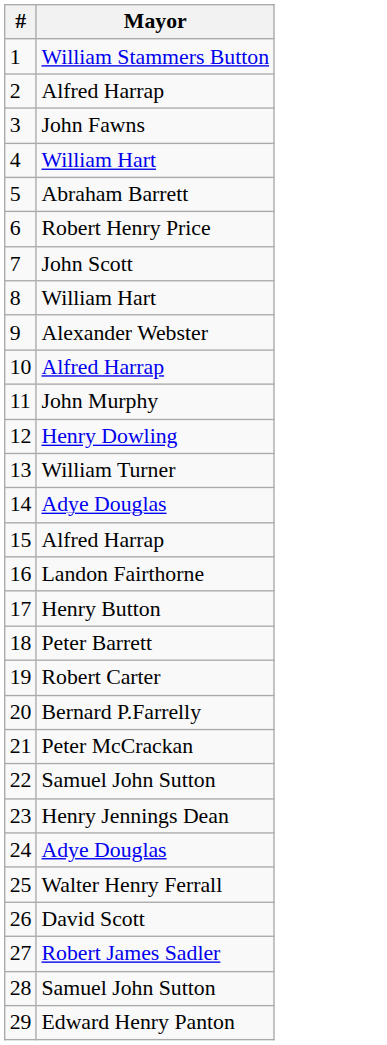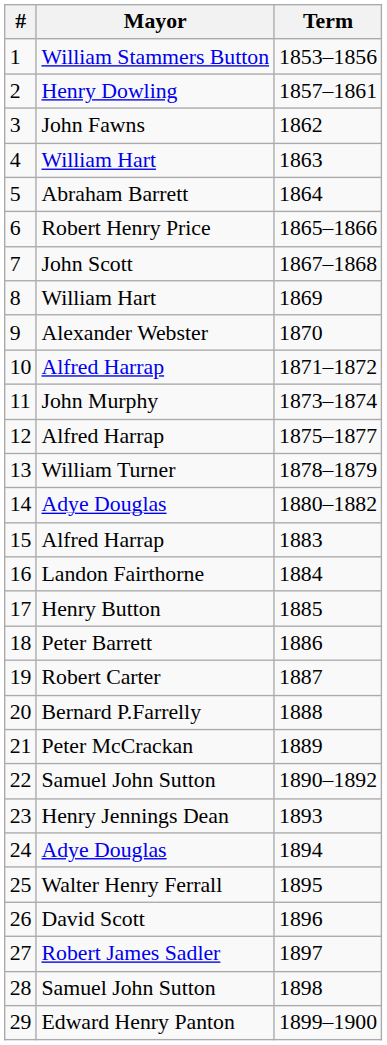+ column: (328, 21)
(103, 90) Alfred Harrap -> (109, 90) Henry Dowling
(109, 435) Henry Dowling -> (103, 435) Alfred Harrap
